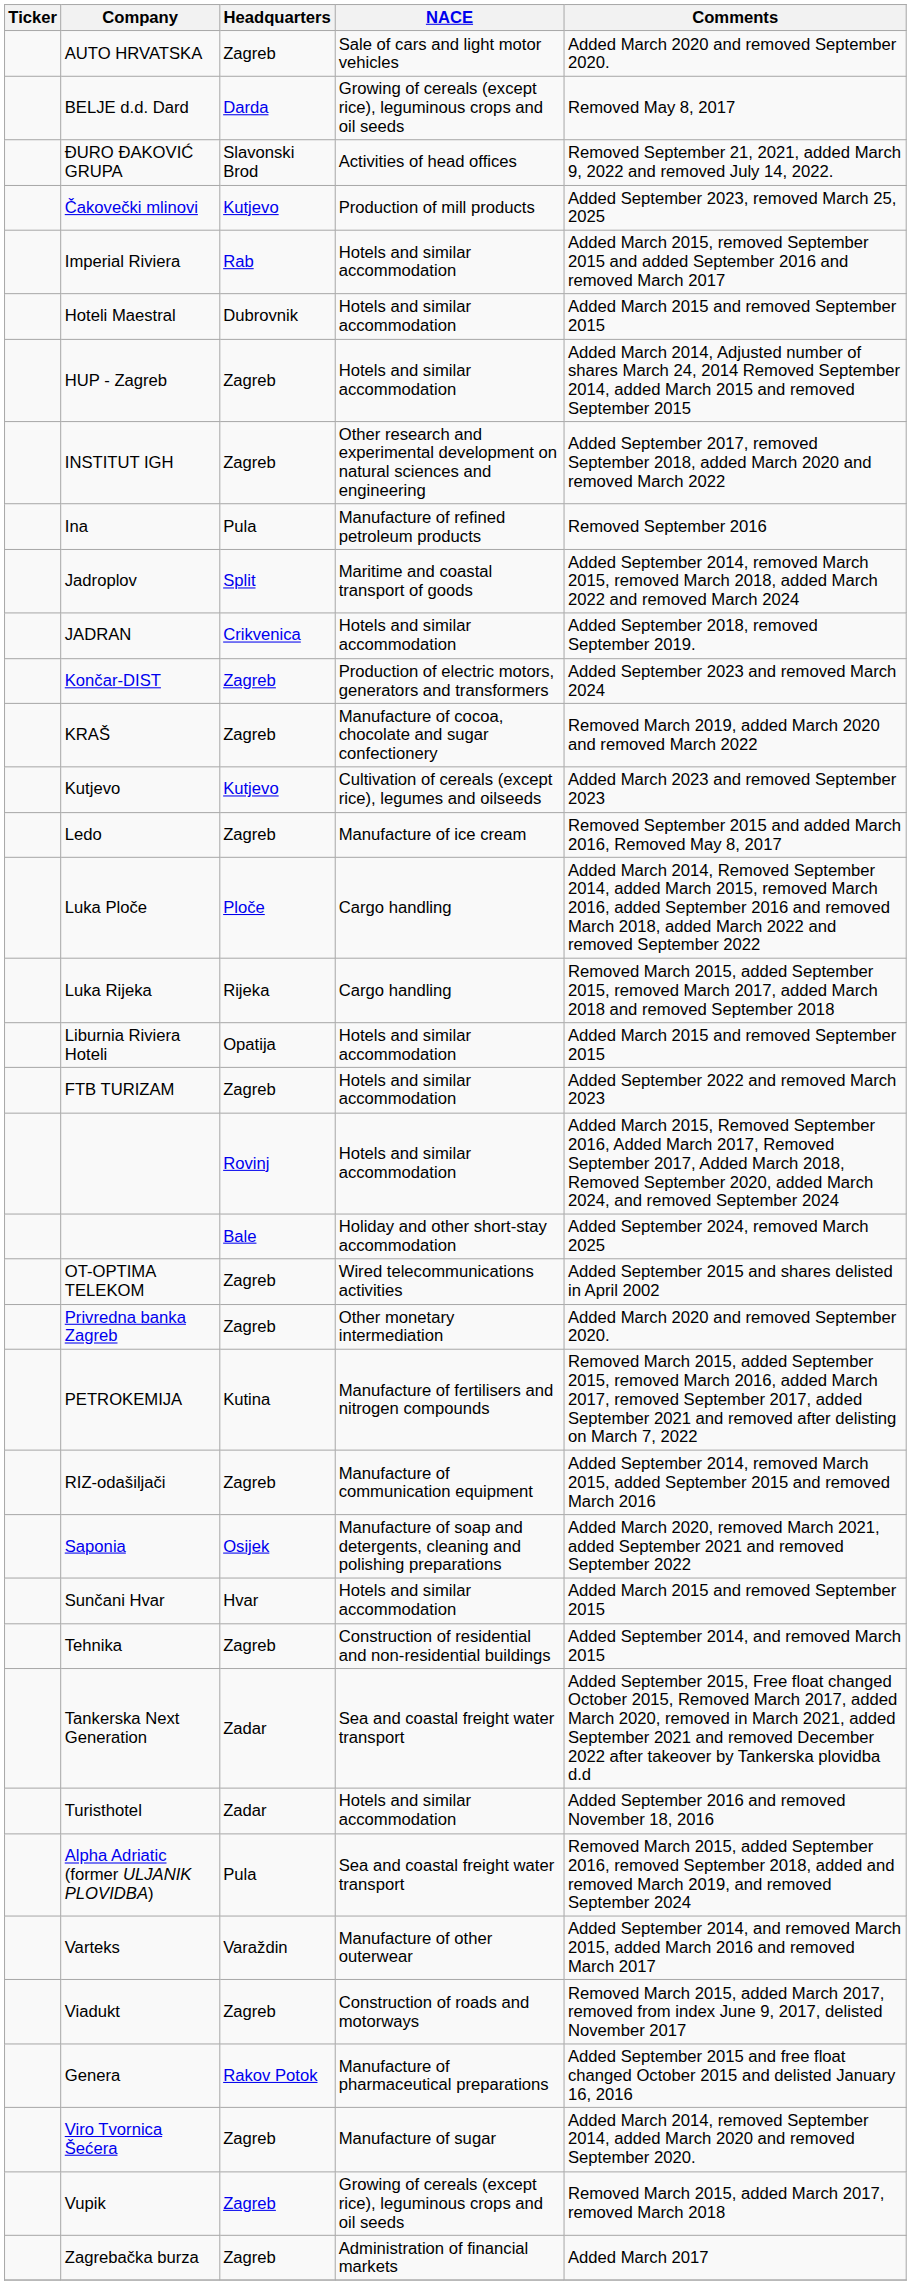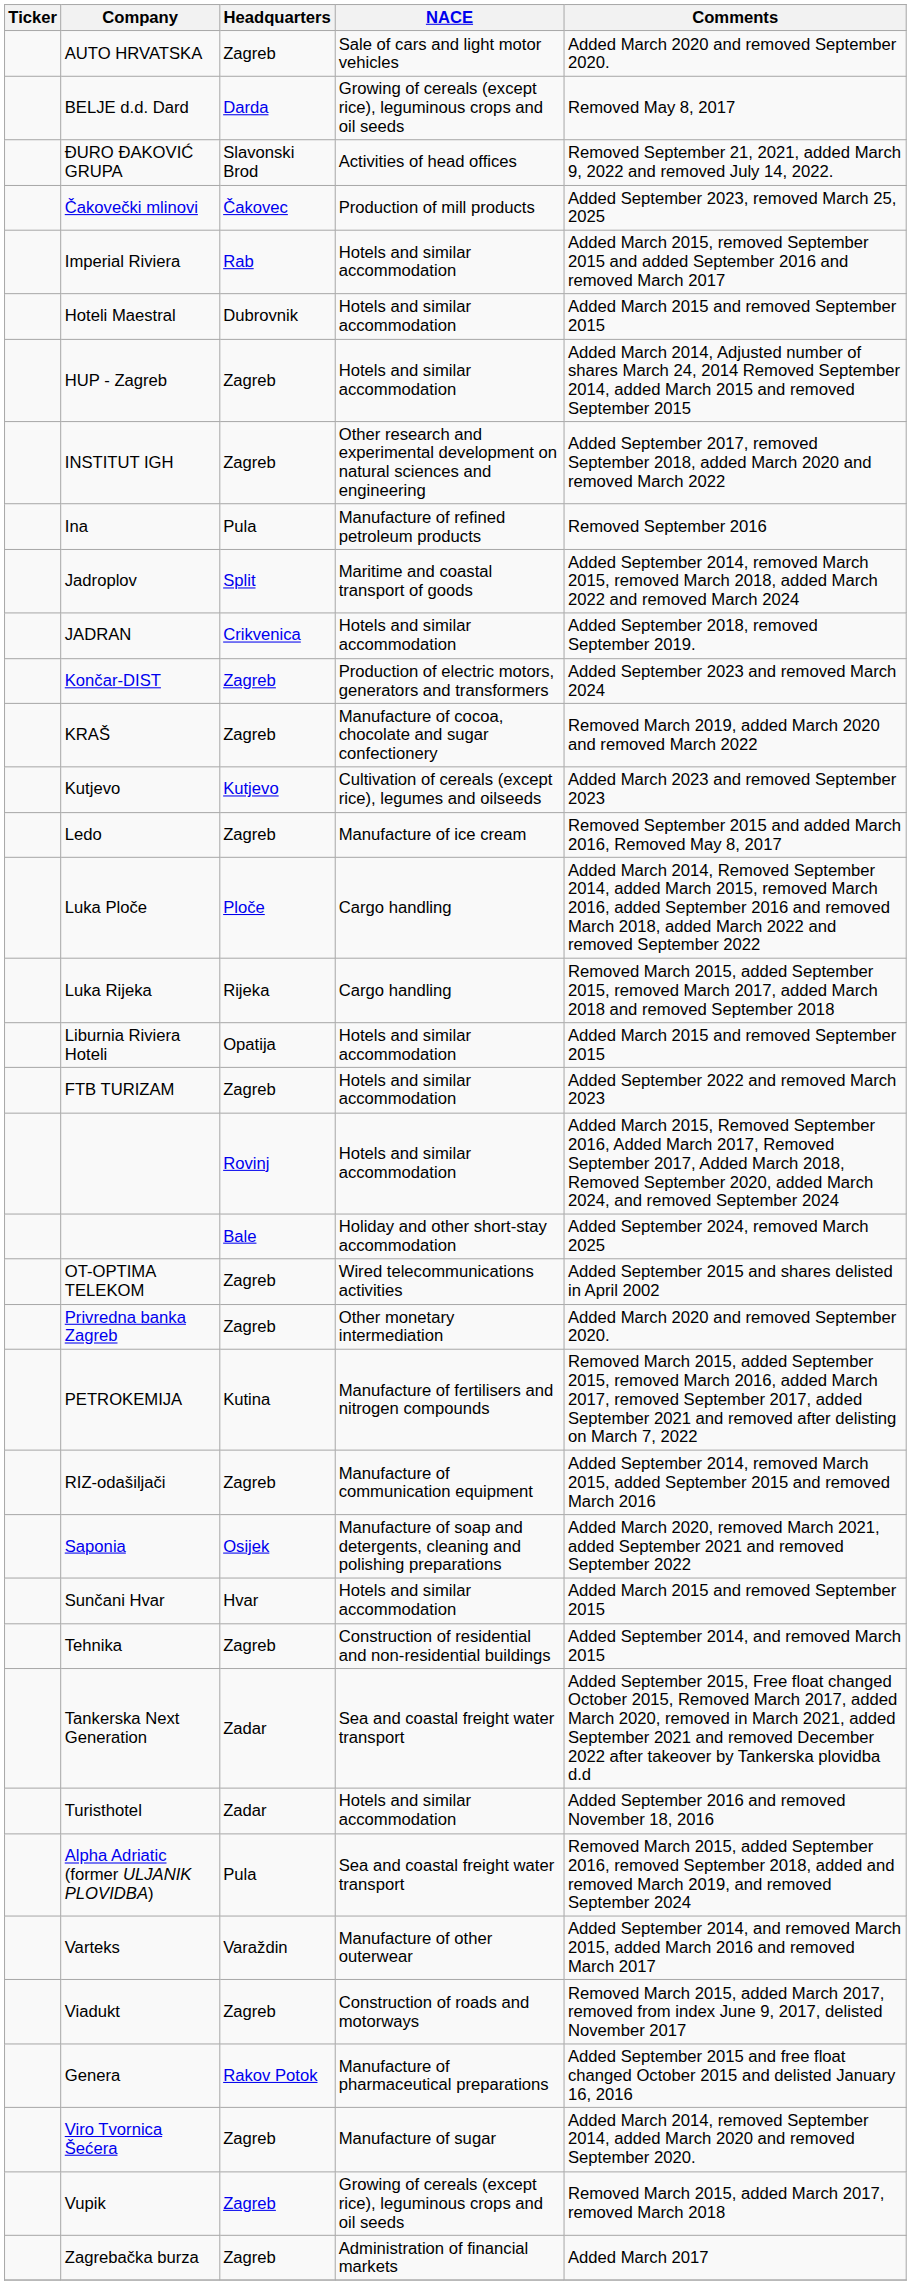(251, 207) Kutjevo -> (256, 207) Čakovec
